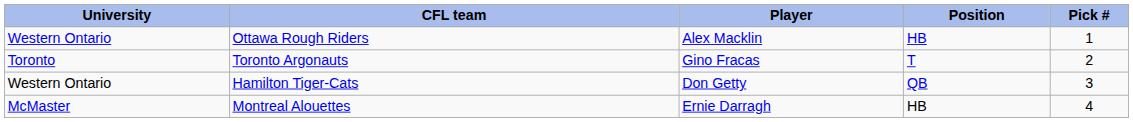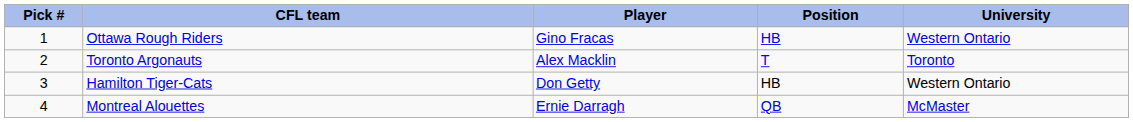columns swapped: (1089, 15) <-> (117, 15)
(722, 38) Alex Macklin -> (575, 38) Gino Fracas
(721, 60) Gino Fracas -> (576, 60) Alex Macklin
(917, 83) QB -> (771, 83) HB
(917, 106) HB -> (771, 106) QB
